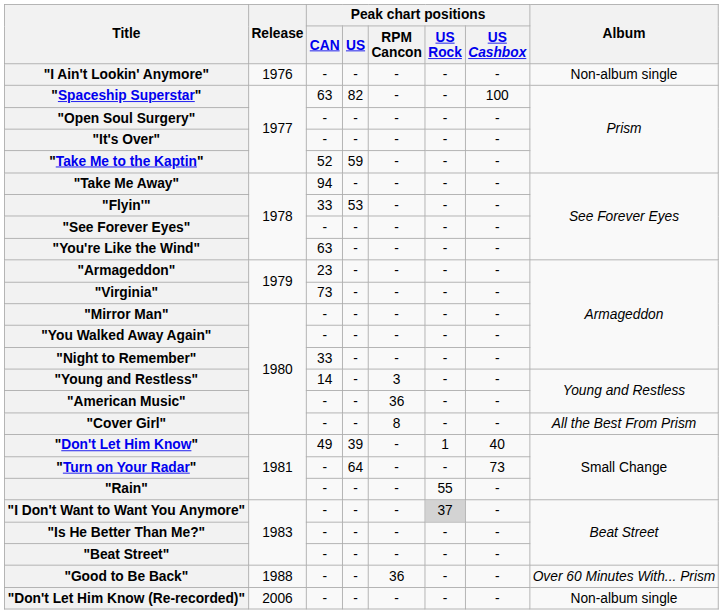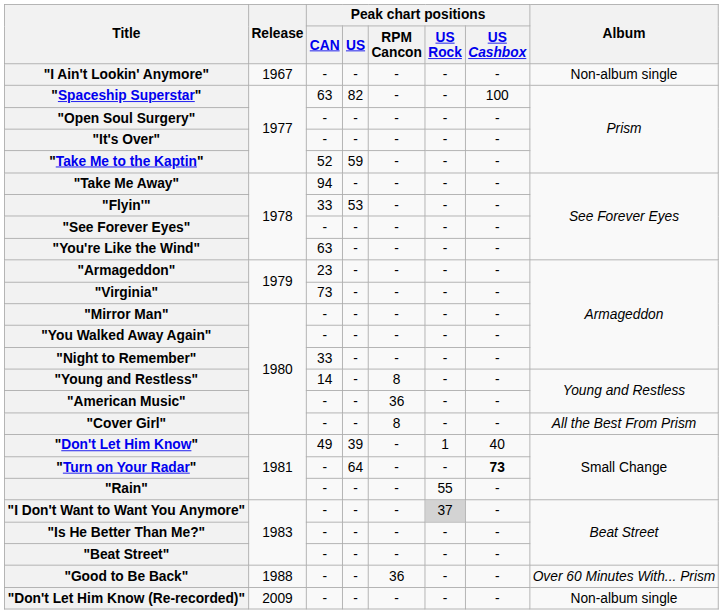(277, 74) 1976 -> (277, 74) 1967
(397, 380) 3 -> (397, 380) 8
(497, 467) normal -> (497, 467) bold
(277, 598) 2006 -> (277, 598) 2009
